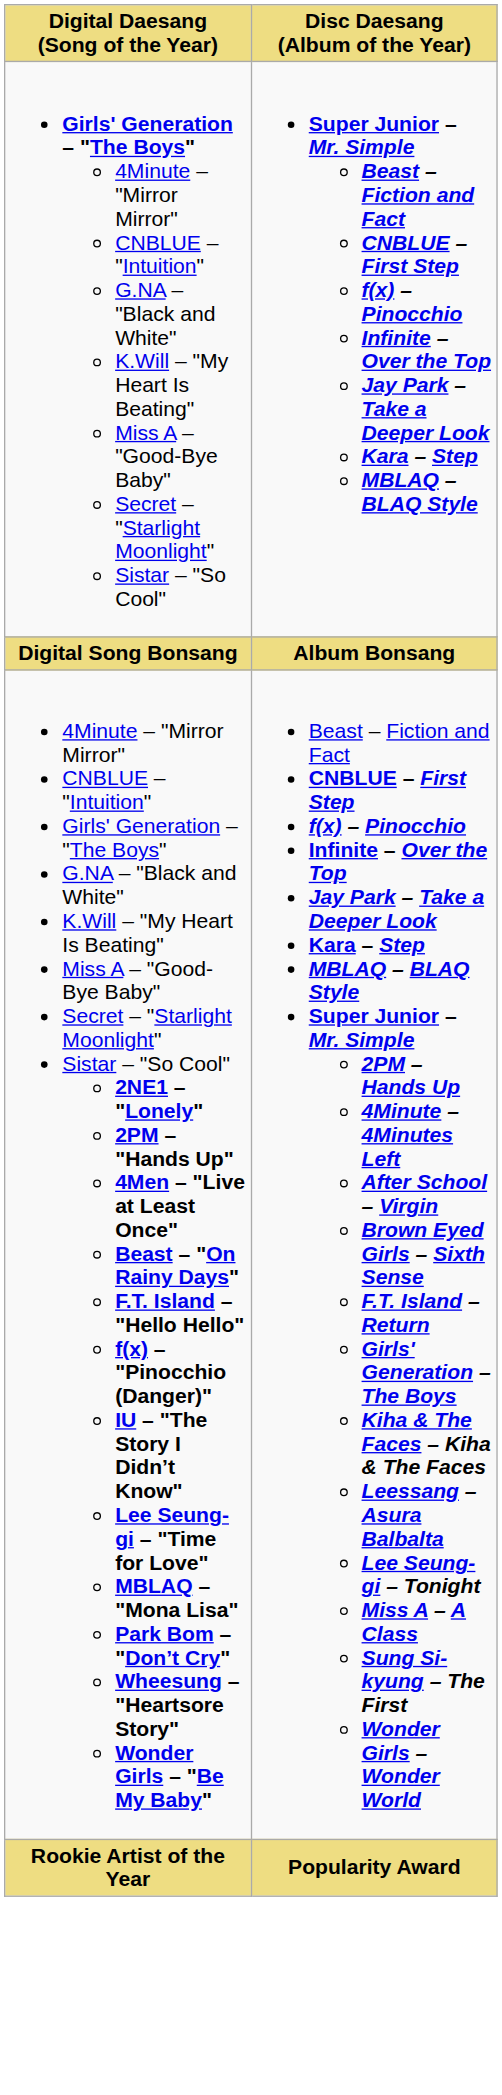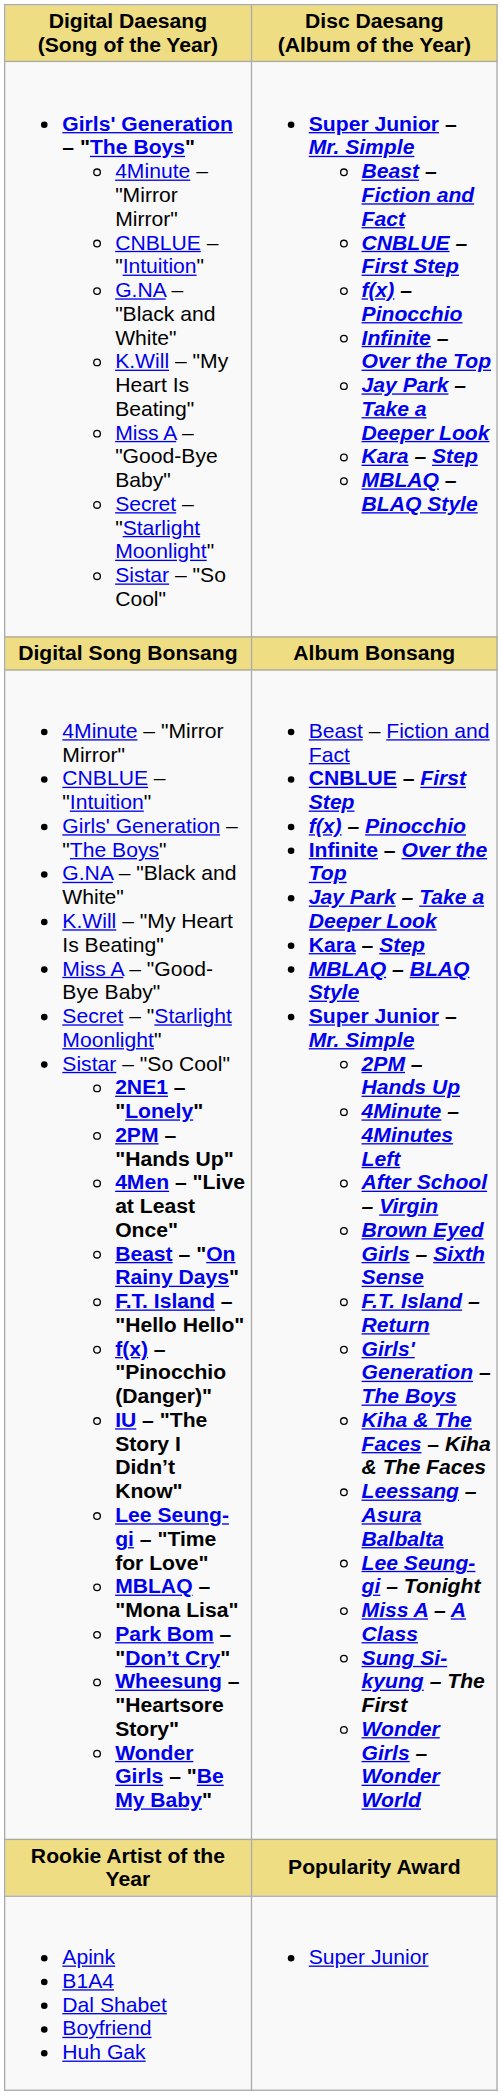+ row: (128, 2005)
